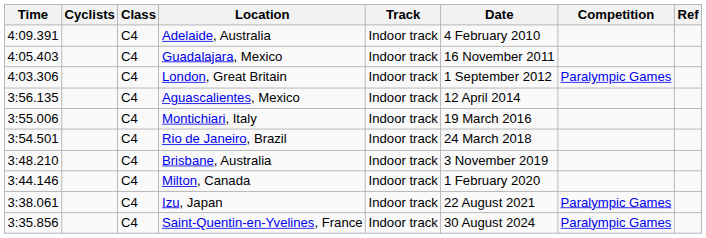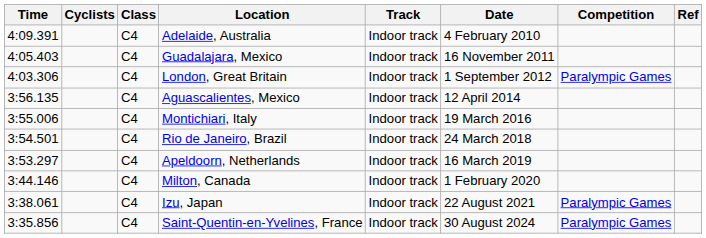+ row: (231, 160)
- row: (217, 160)
